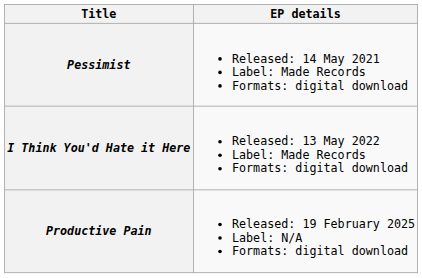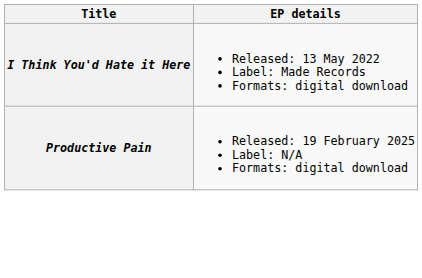- row: (99, 65)
